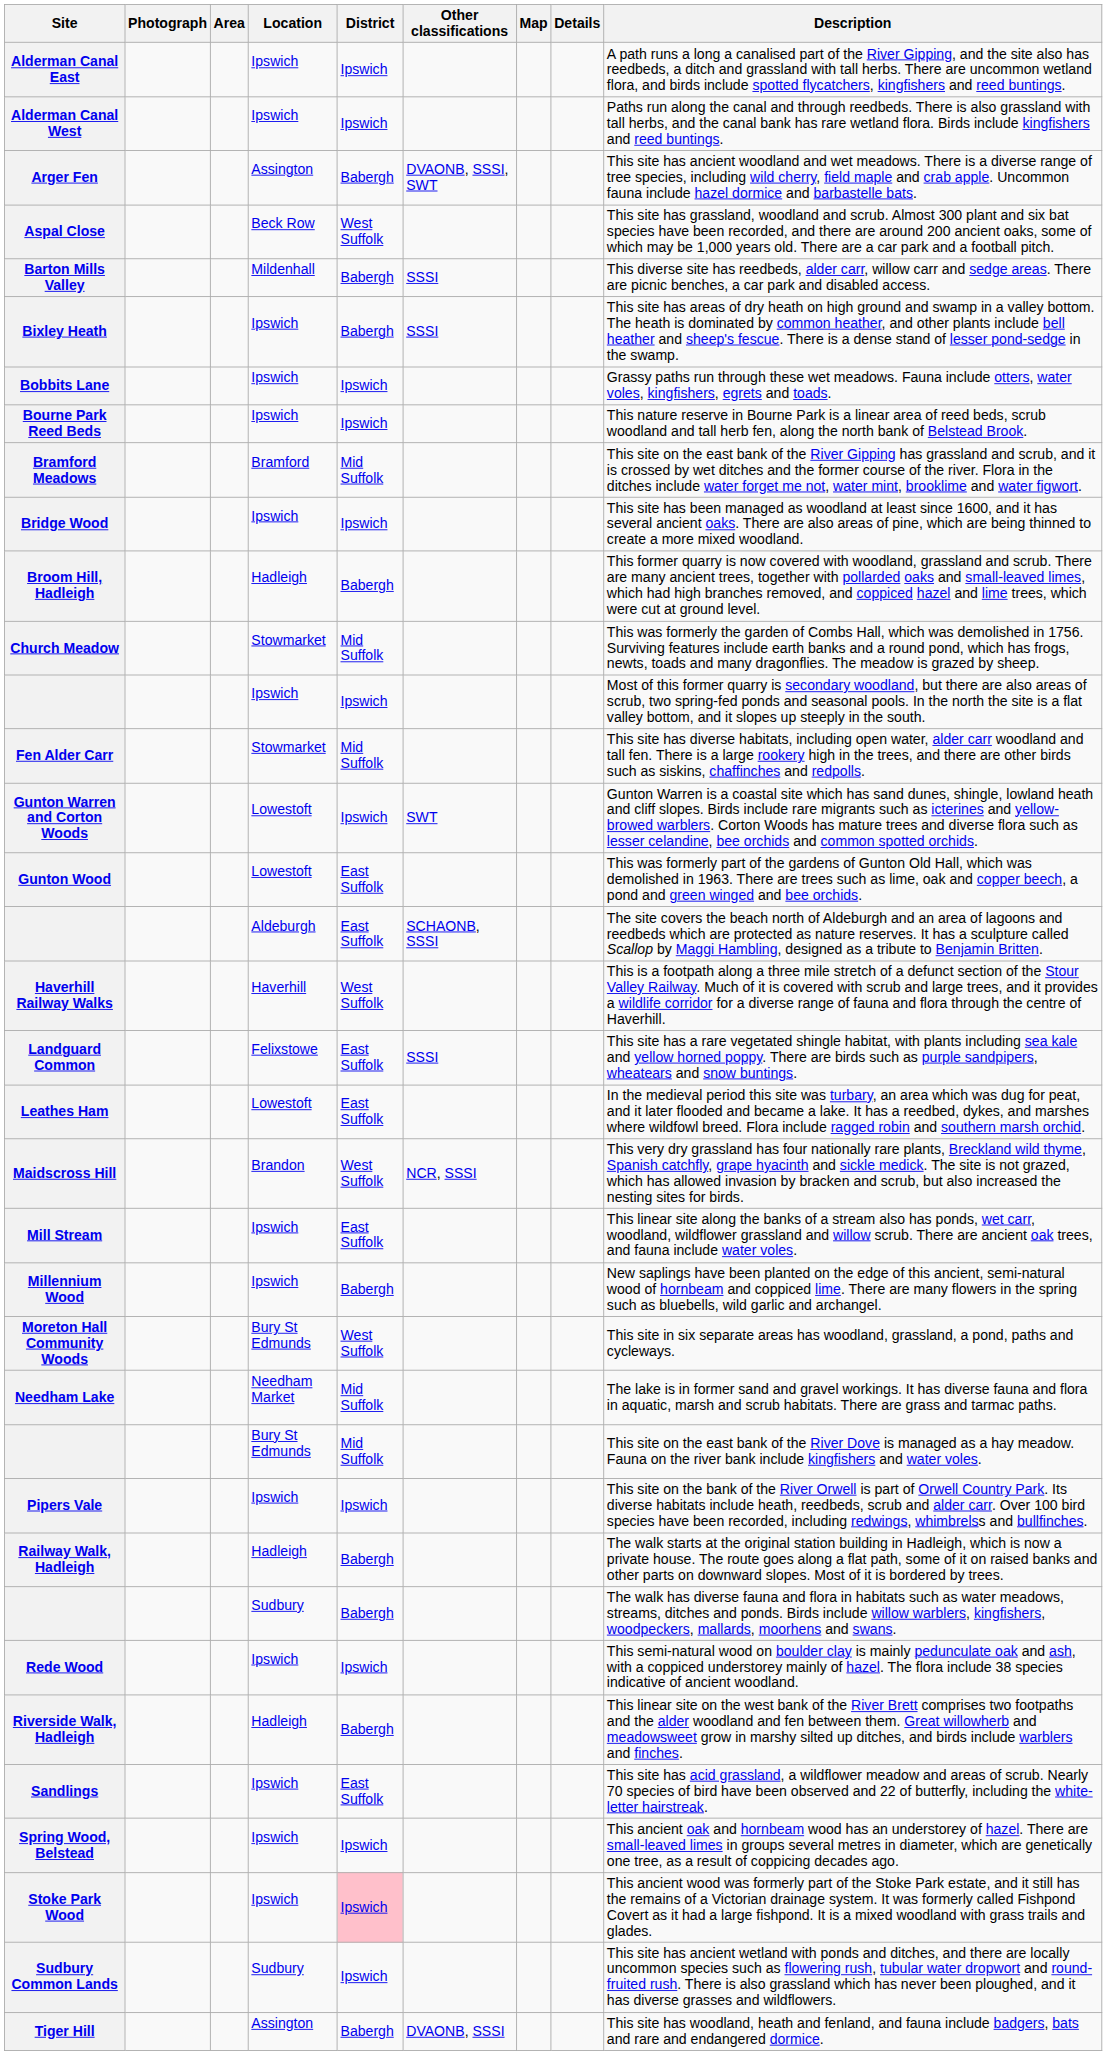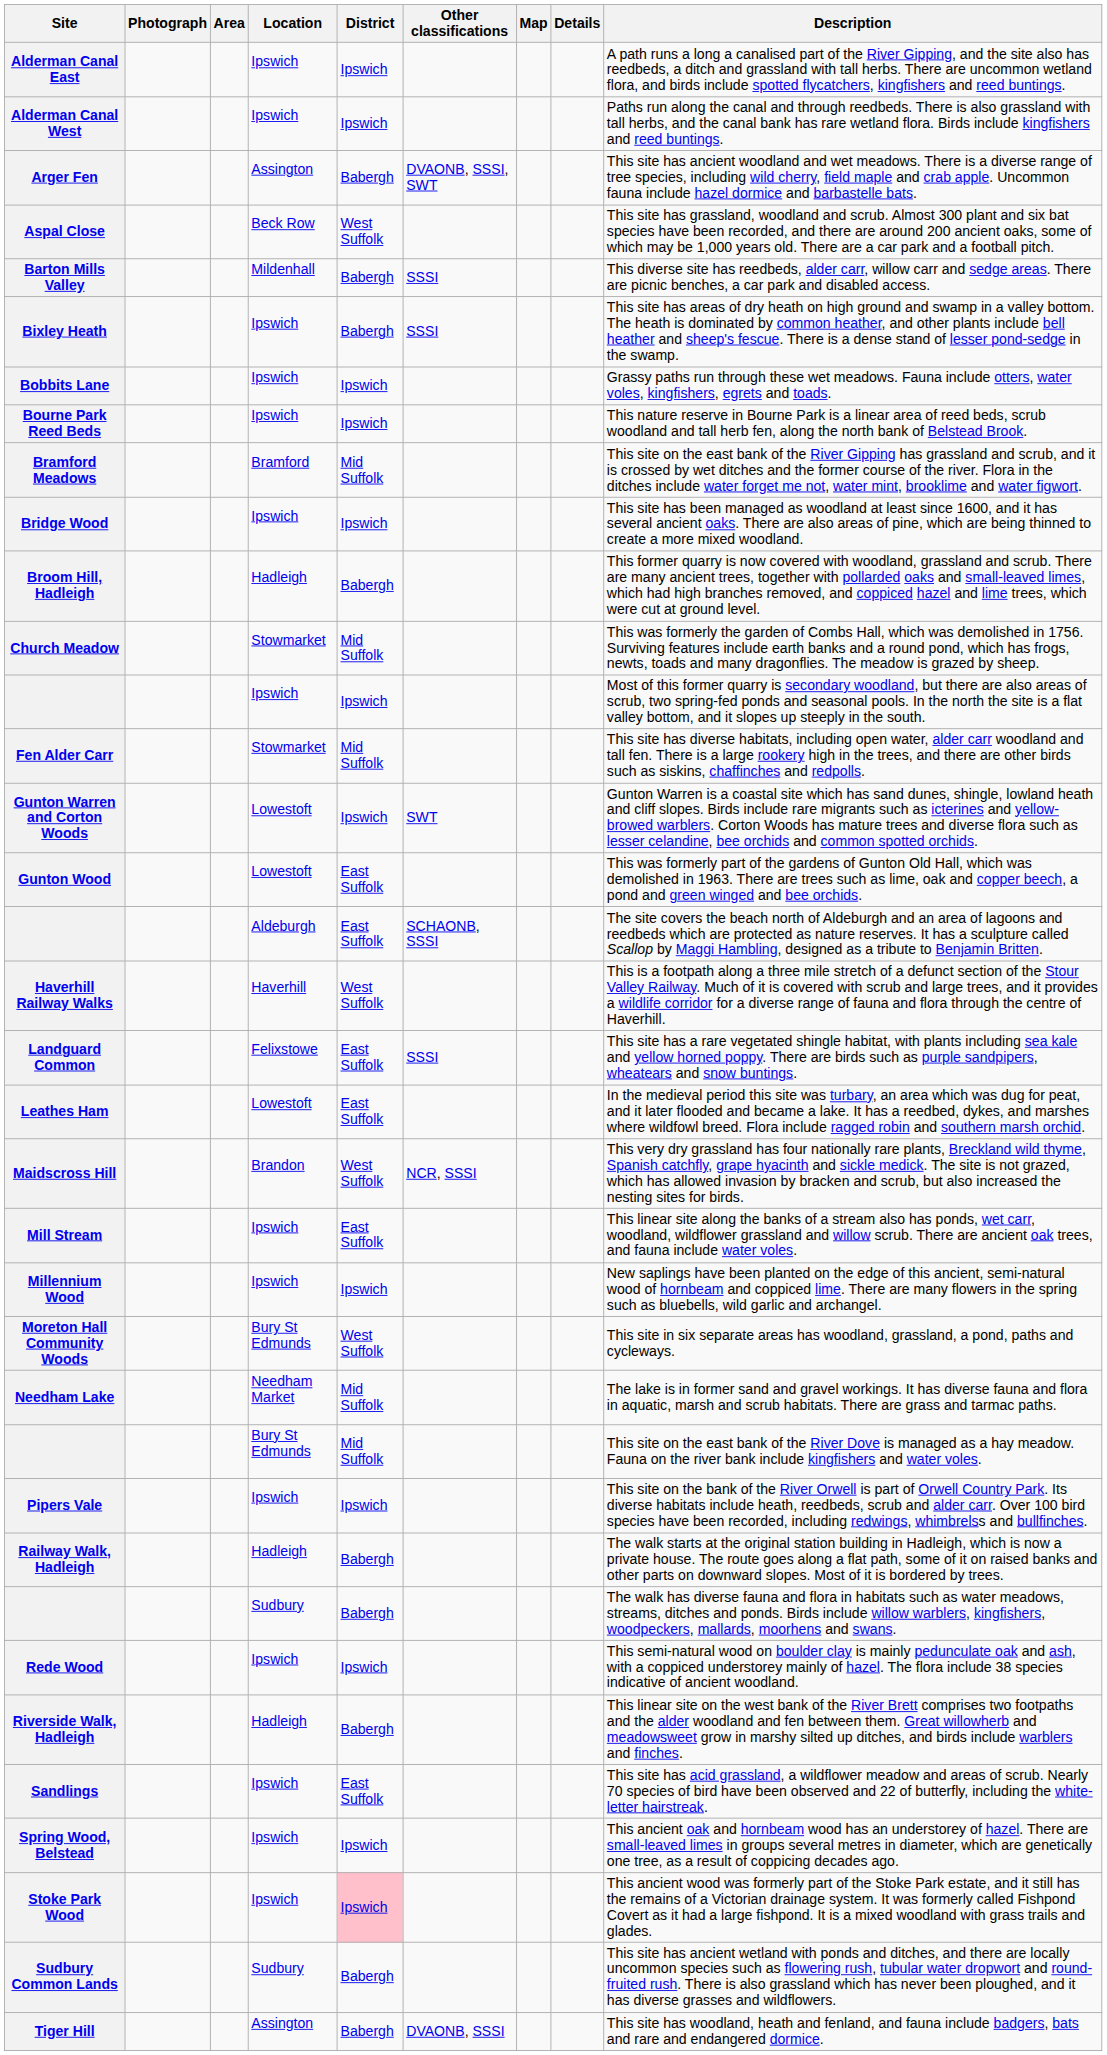(367, 1289) Babergh -> (364, 1289) Ipswich
(364, 1977) Ipswich -> (367, 1977) Babergh
